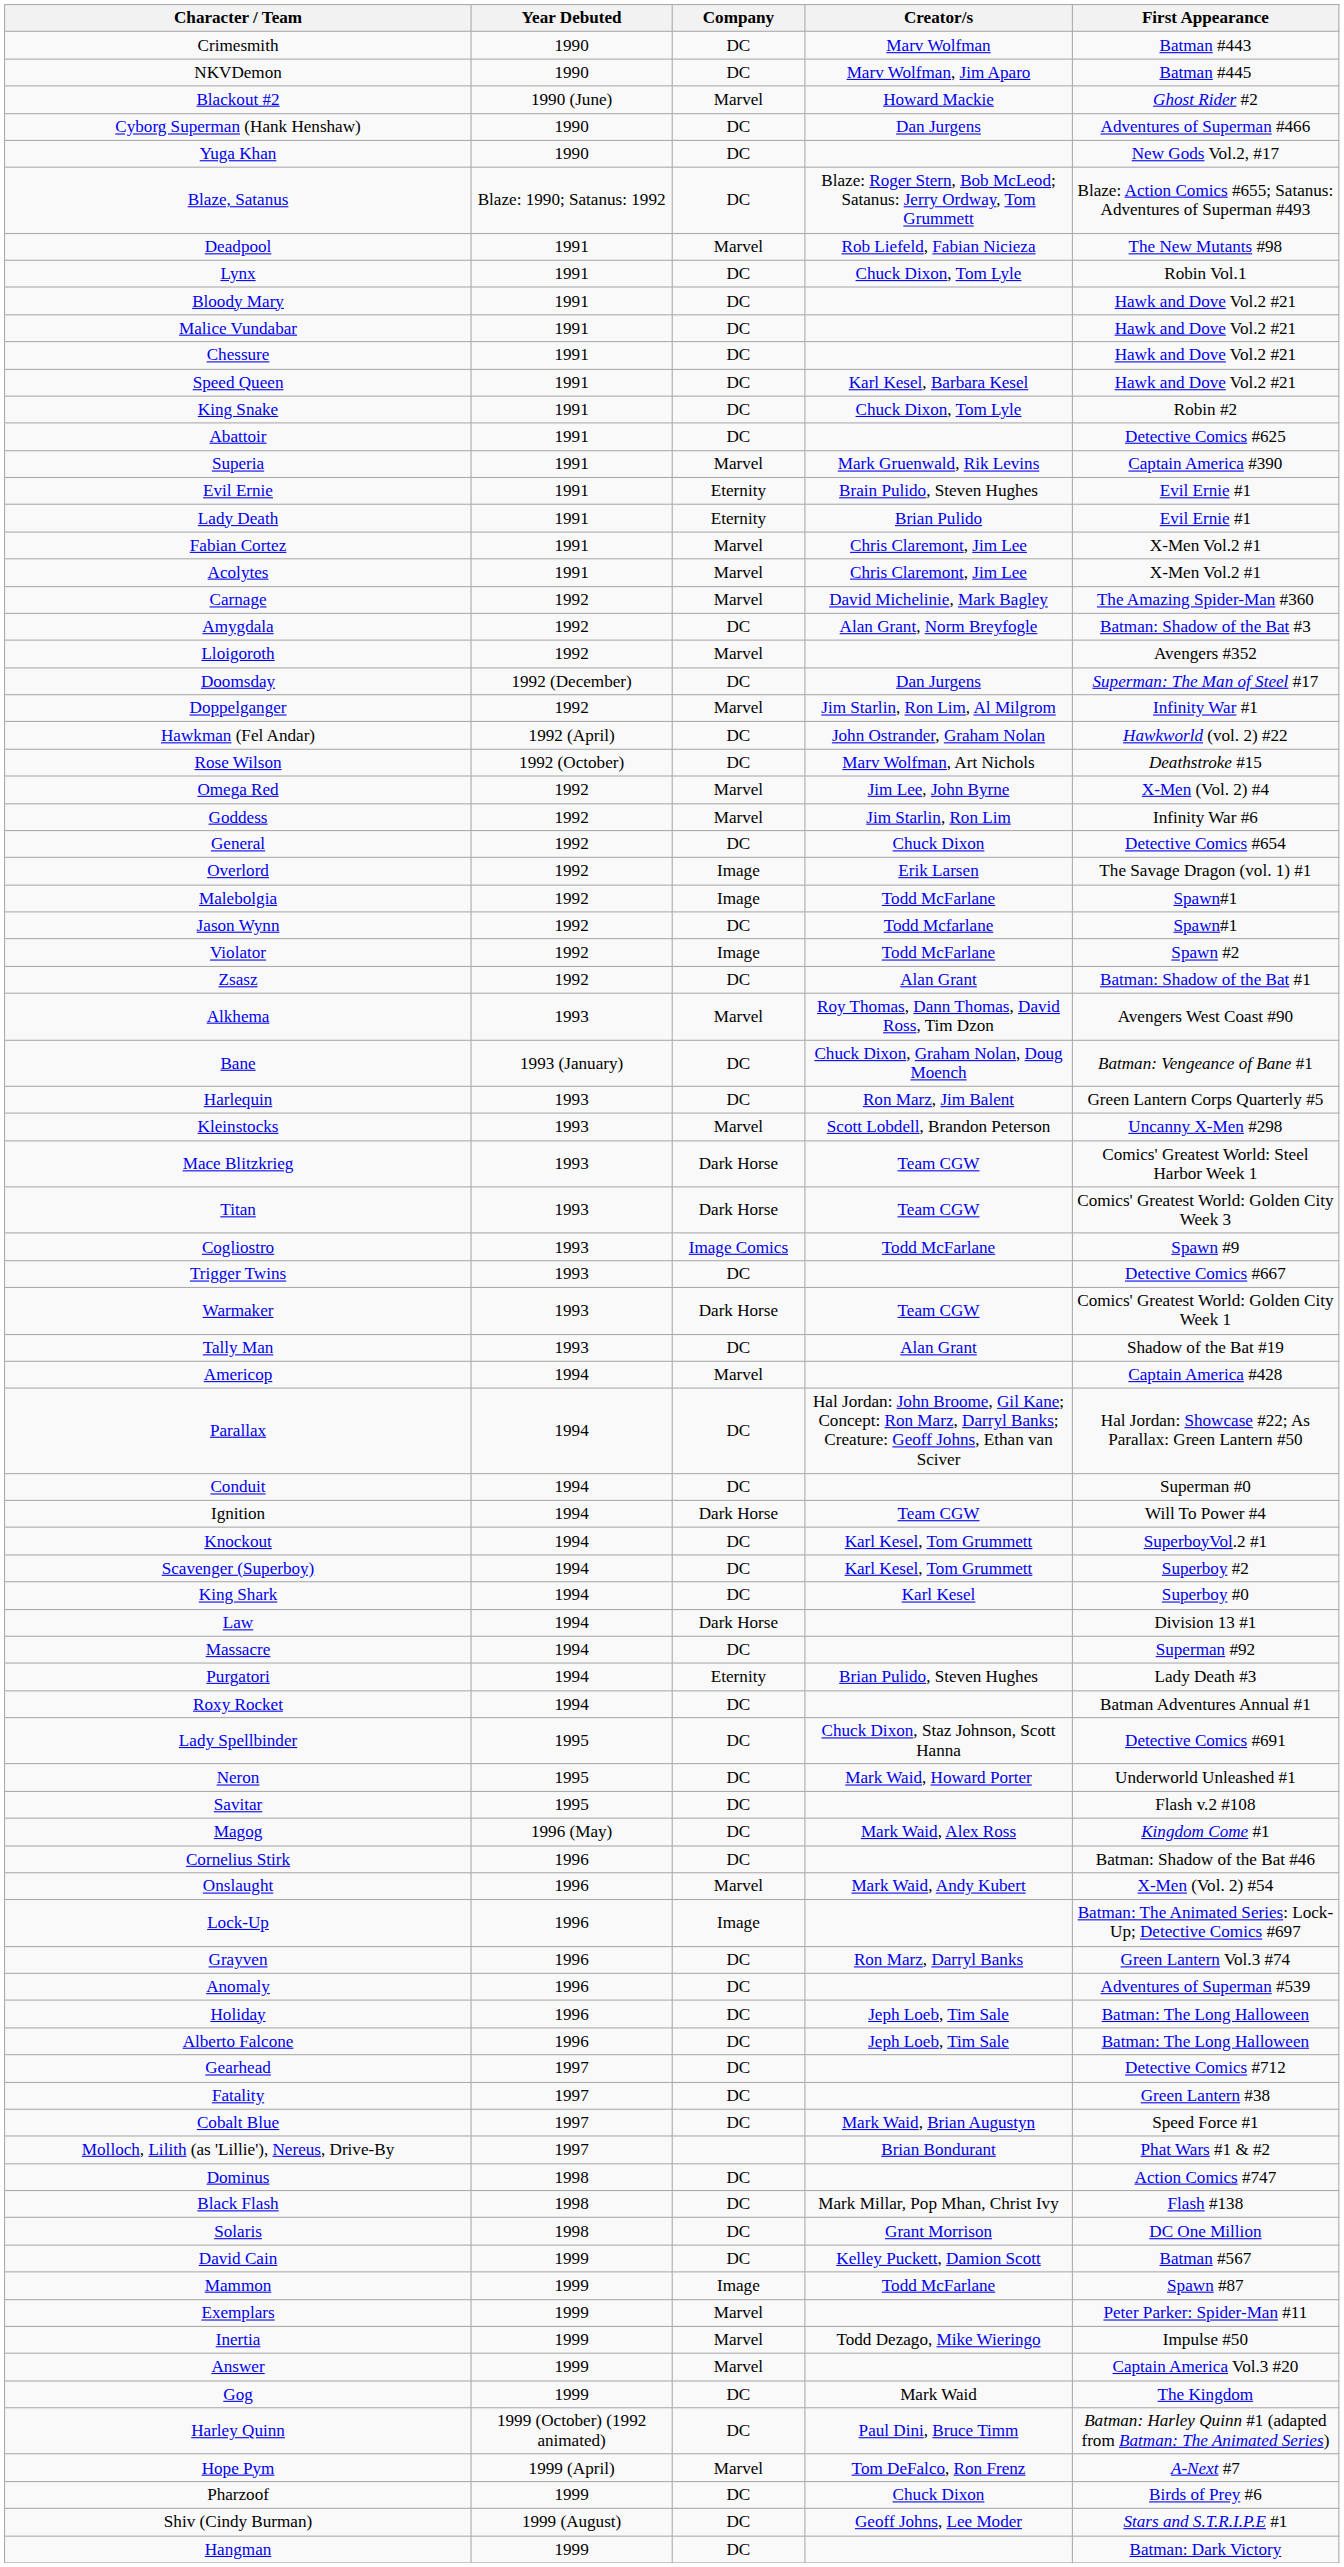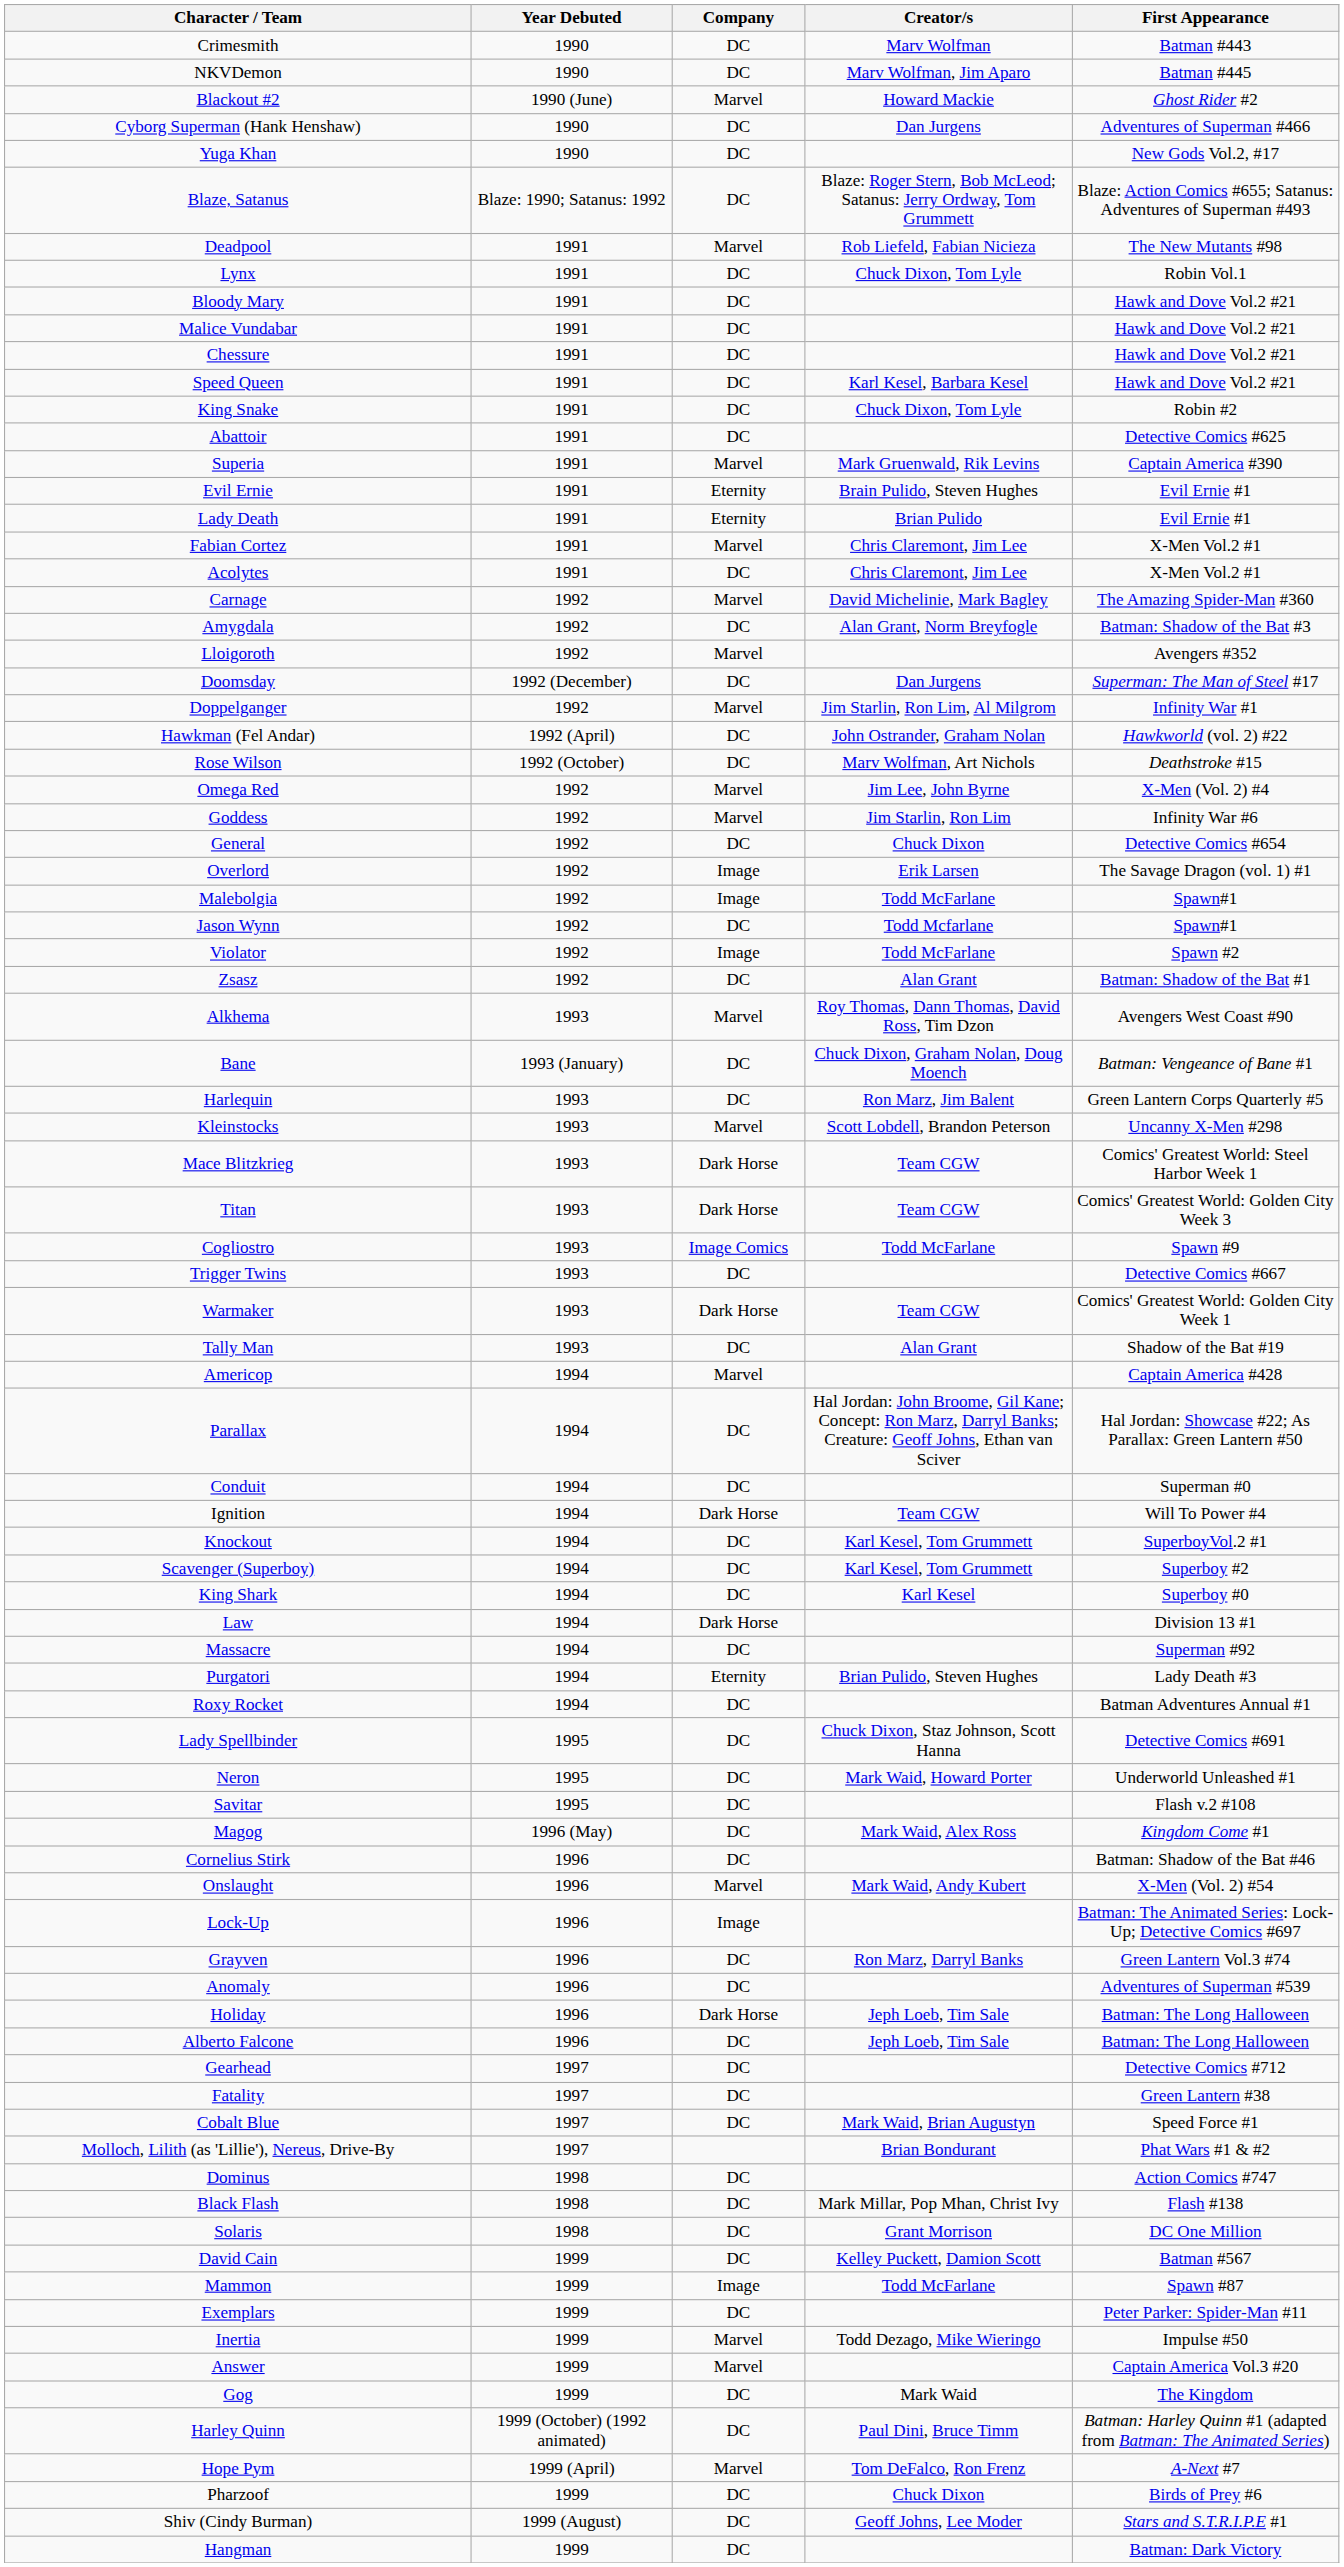(738, 572) Marvel -> (738, 572) DC
(738, 2014) DC -> (738, 2014) Dark Horse
(738, 2312) Marvel -> (738, 2312) DC
